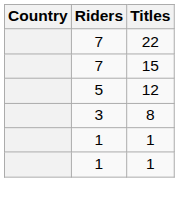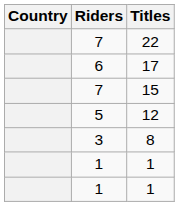+ row: (99, 66)
